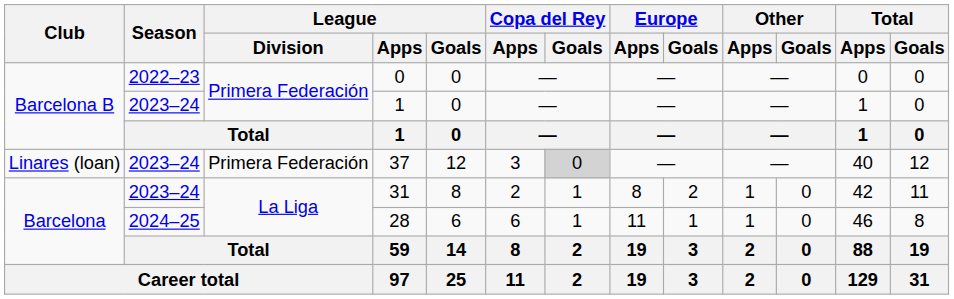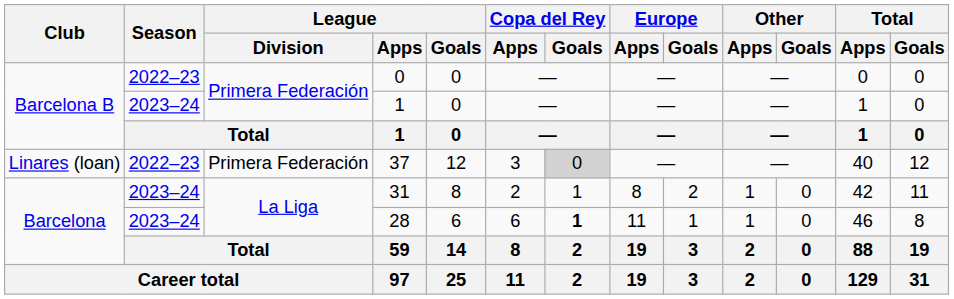(164, 163) 2023–24 -> (164, 163) 2022–23
(164, 221) 2024–25 -> (164, 221) 2023–24
(577, 221) normal -> (577, 221) bold
